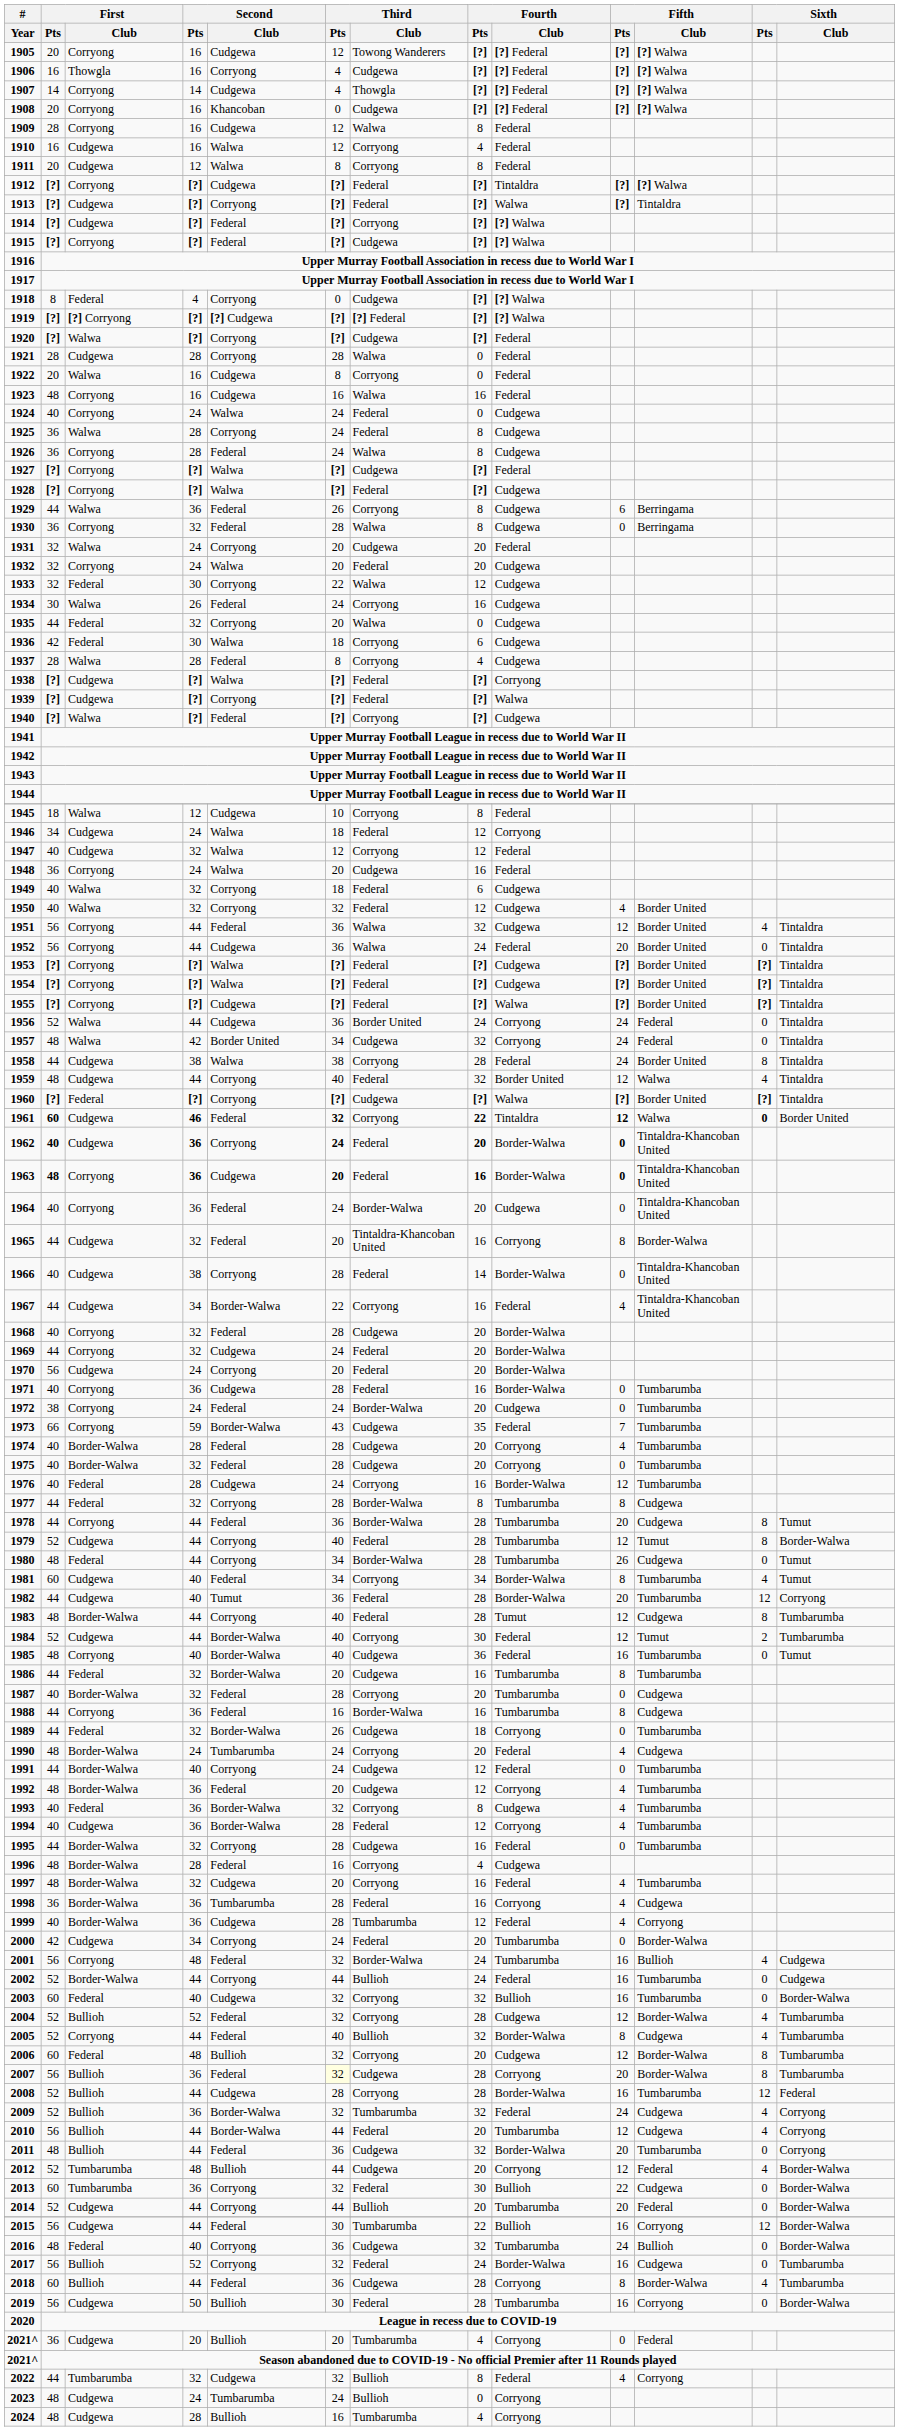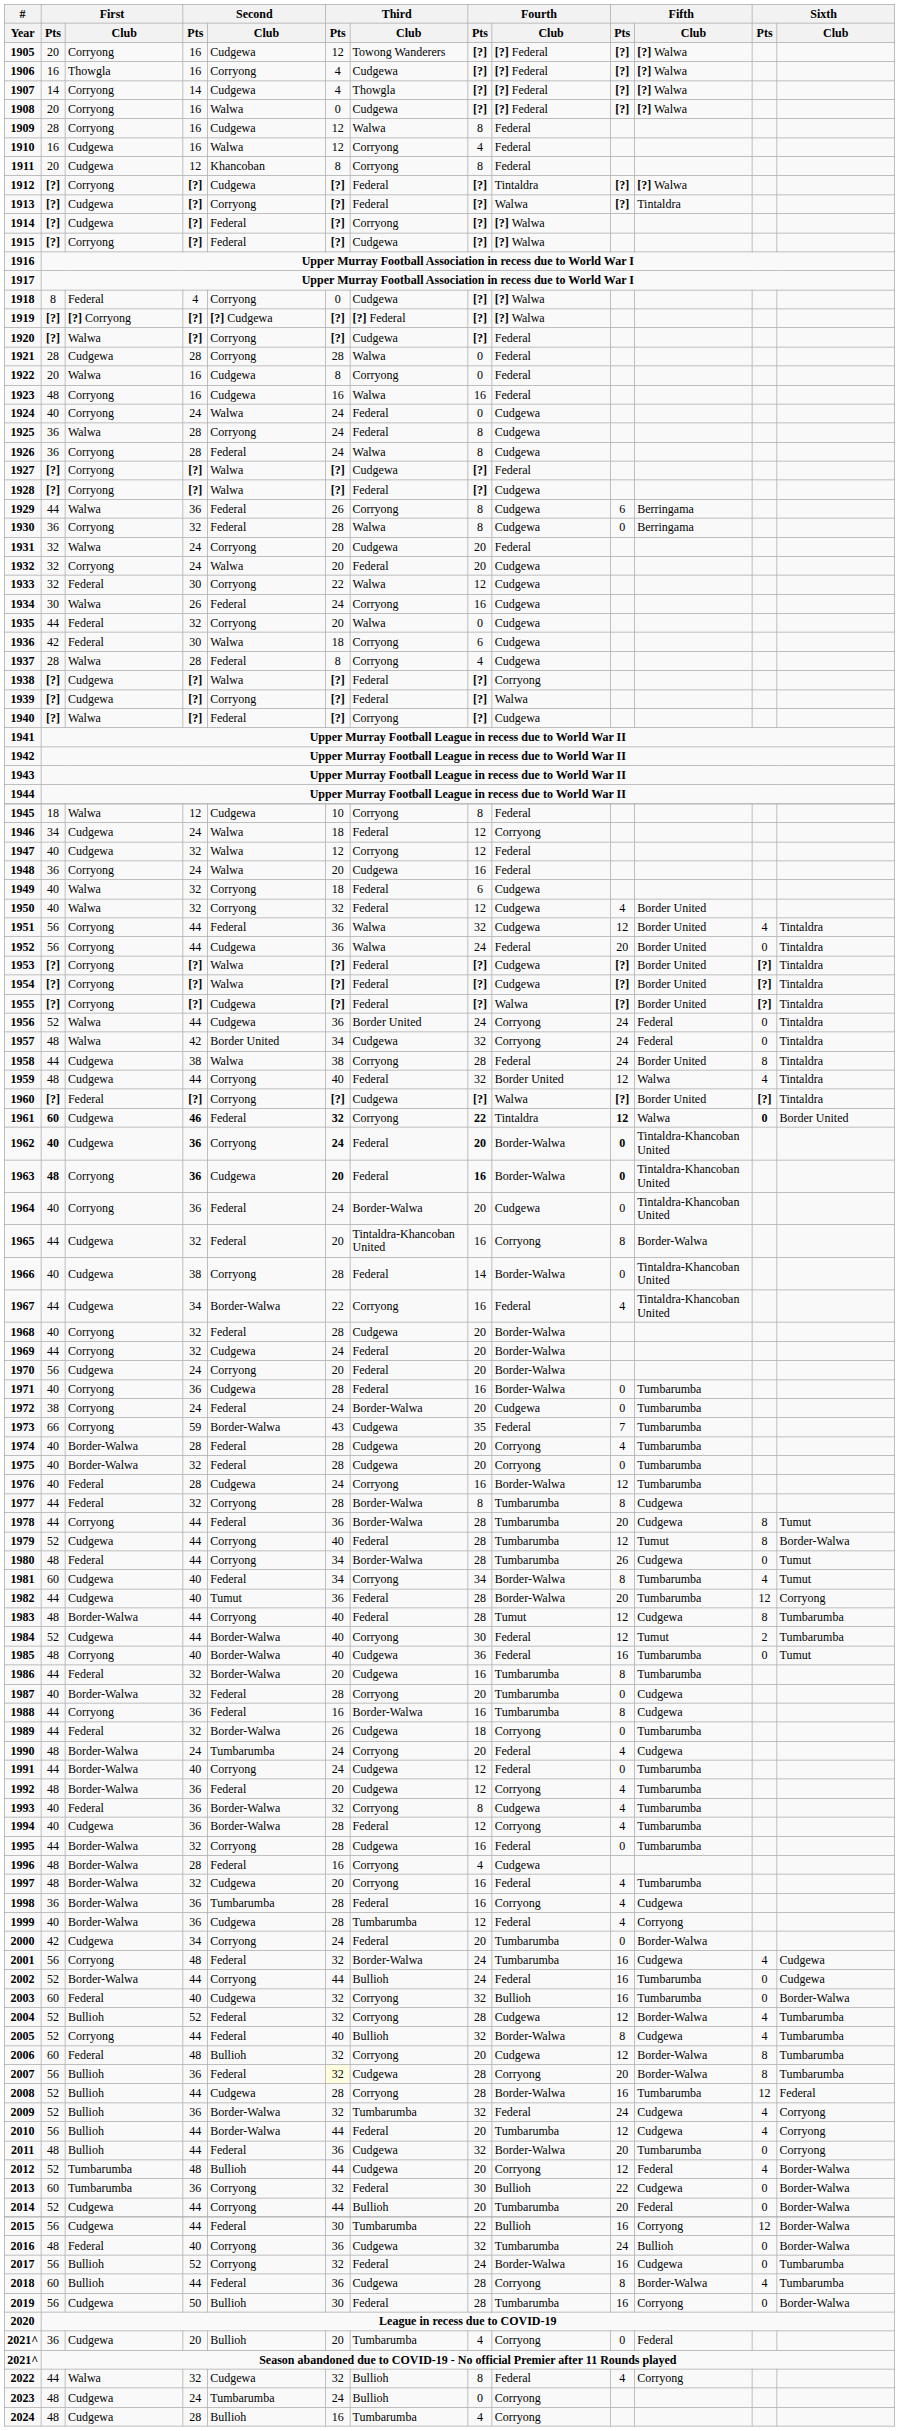(238, 109) Khancoban -> (227, 109) Walwa
(227, 166) Walwa -> (238, 166) Khancoban
(655, 1960) Bullioh -> (660, 1960) Cudgewa
(100, 2378) Tumbarumba -> (84, 2378) Walwa
